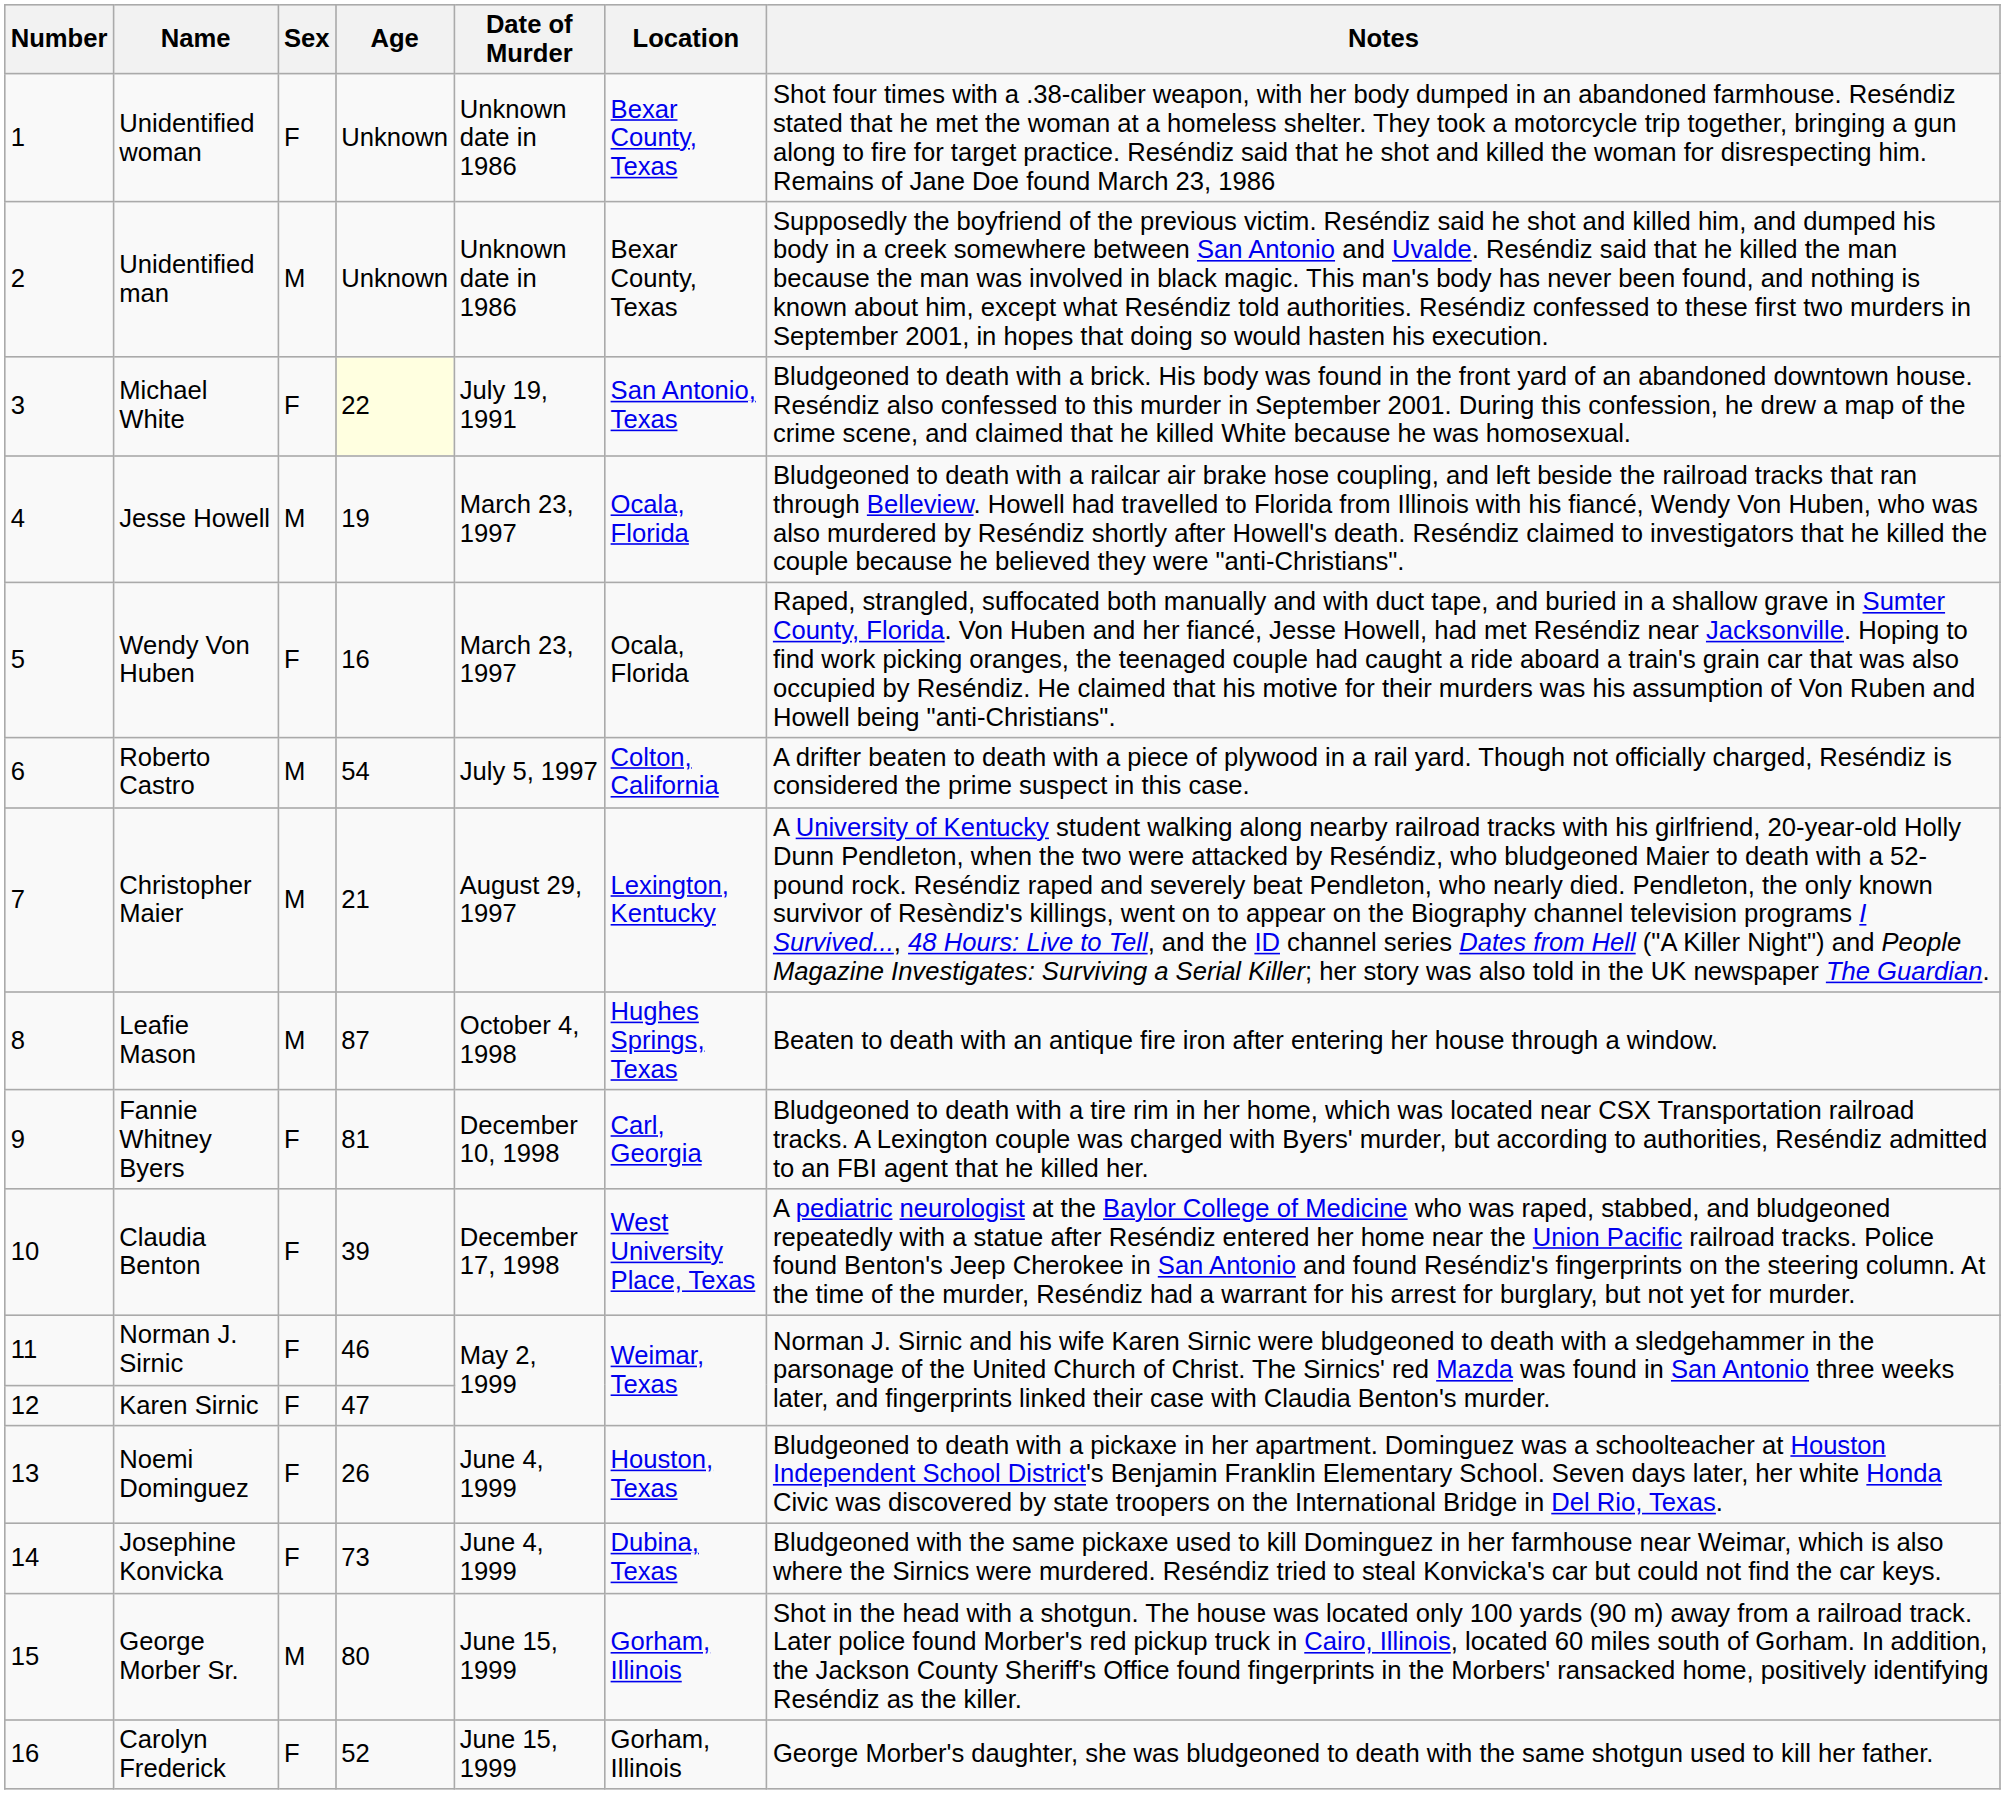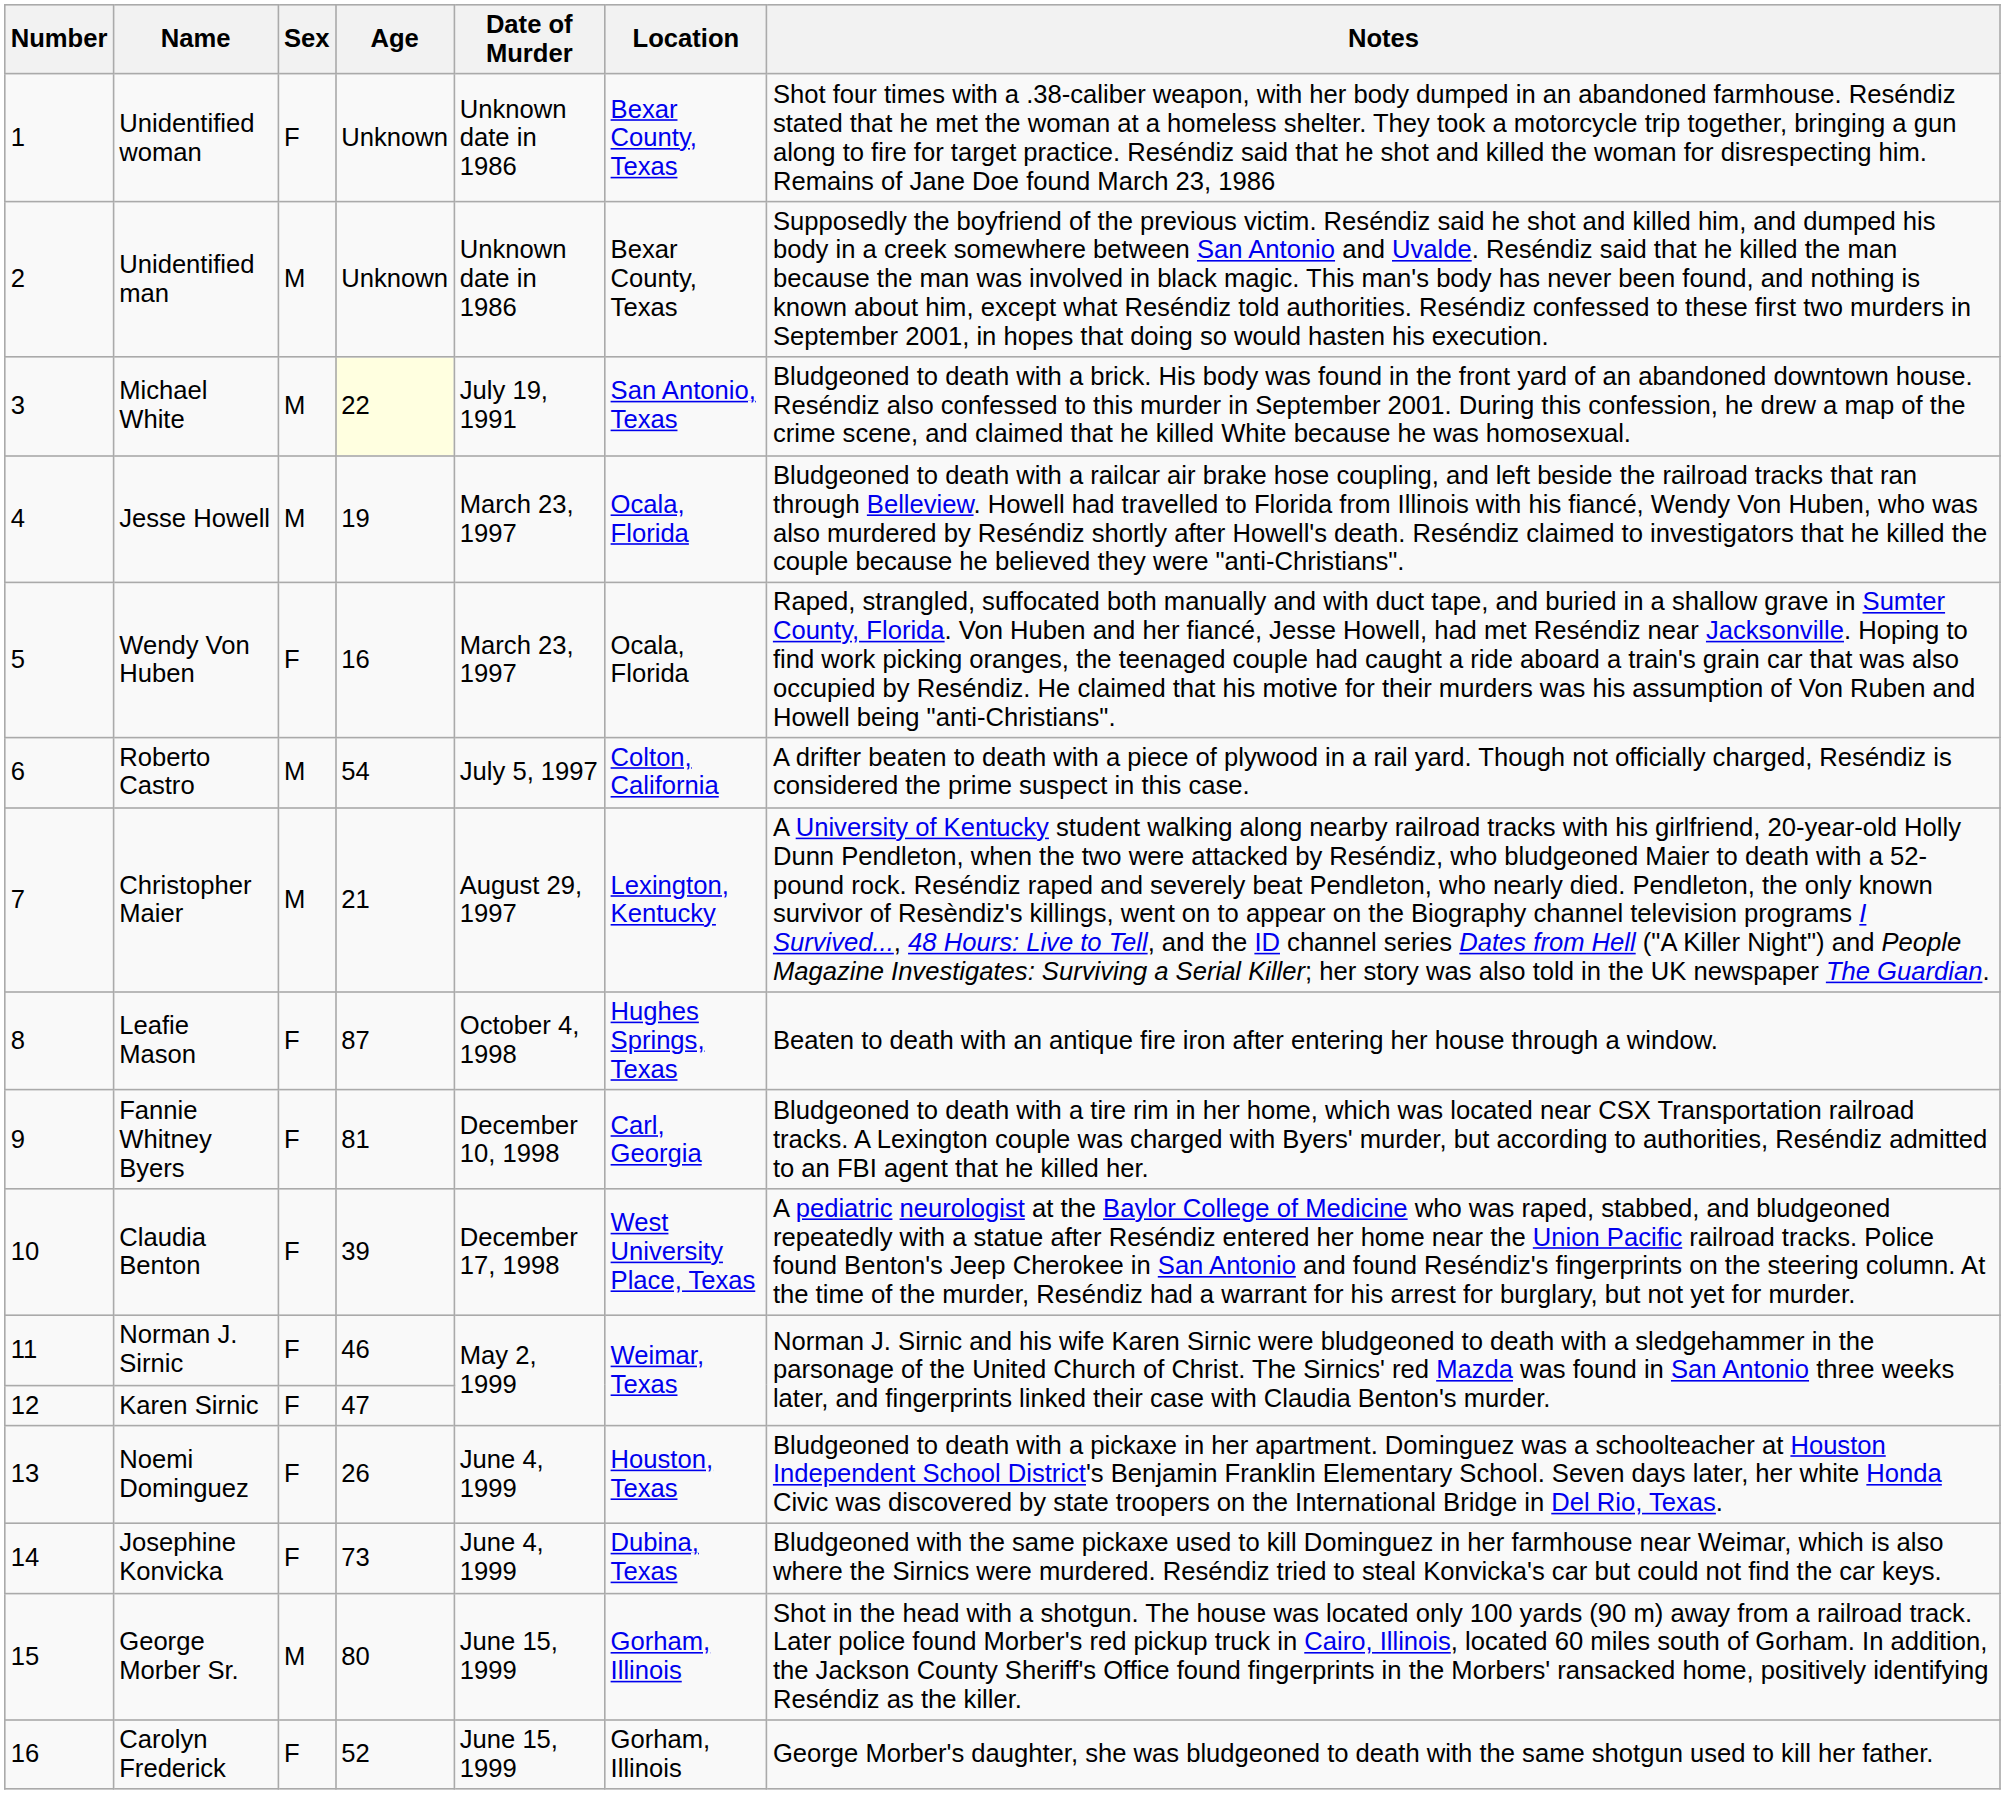(292, 405) F -> (295, 405) M
(295, 1040) M -> (292, 1040) F
